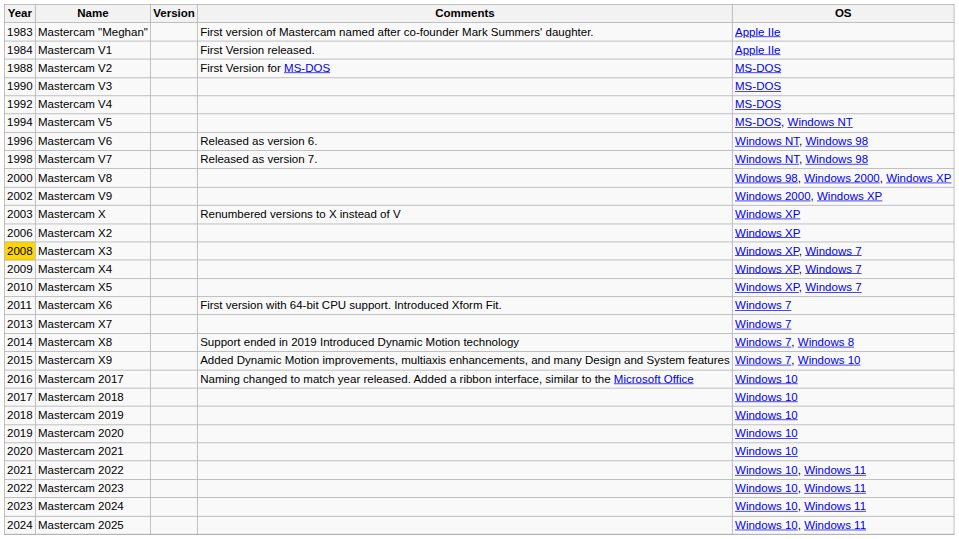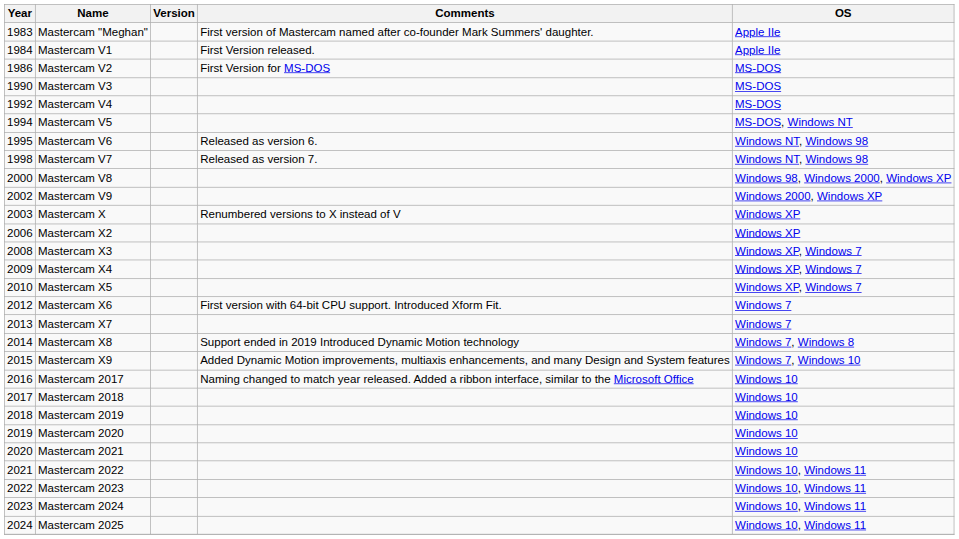(20, 68) 1988 -> (20, 68) 1986
(20, 141) 1996 -> (20, 141) 1995
(20, 251) gold background -> (20, 251) no background
(19, 305) 2011 -> (20, 305) 2012
